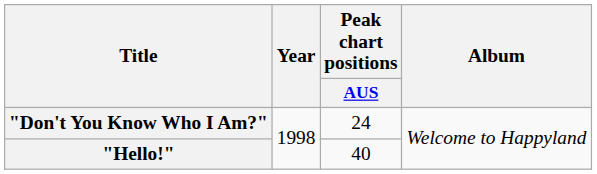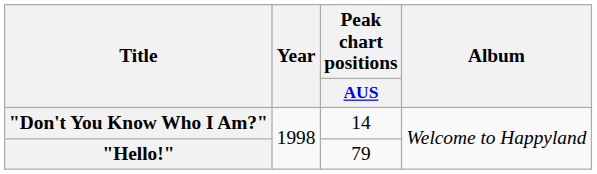(361, 122) 24 -> (361, 122) 14
(361, 153) 40 -> (361, 153) 79
